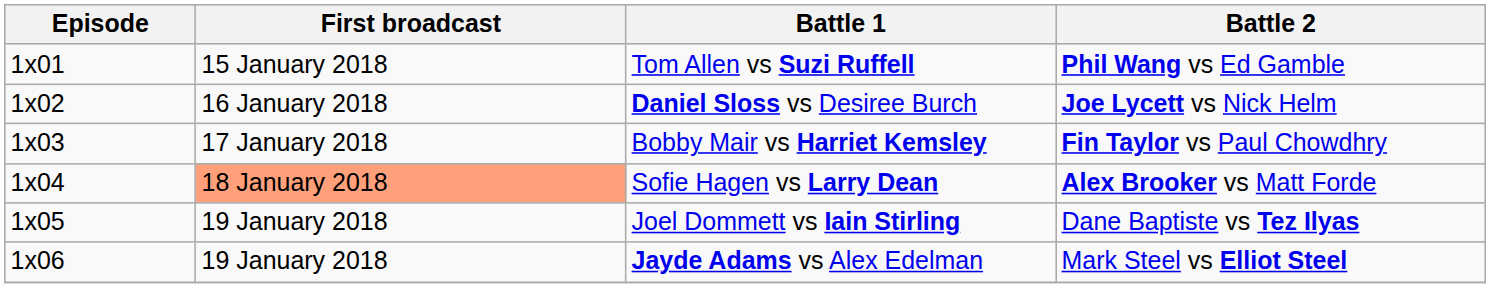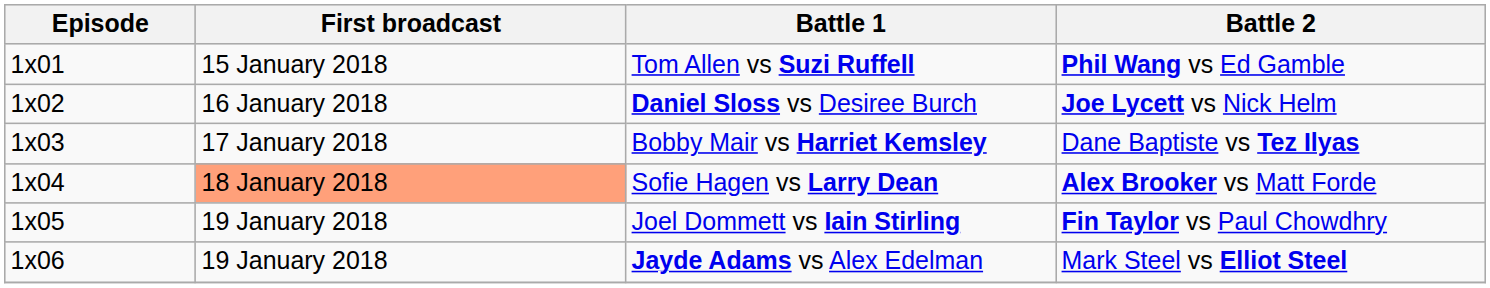(1224, 143) Fin Taylor vs Paul Chowdhry -> (1210, 143) Dane Baptiste vs Tez Ilyas
(1210, 222) Dane Baptiste vs Tez Ilyas -> (1224, 222) Fin Taylor vs Paul Chowdhry
